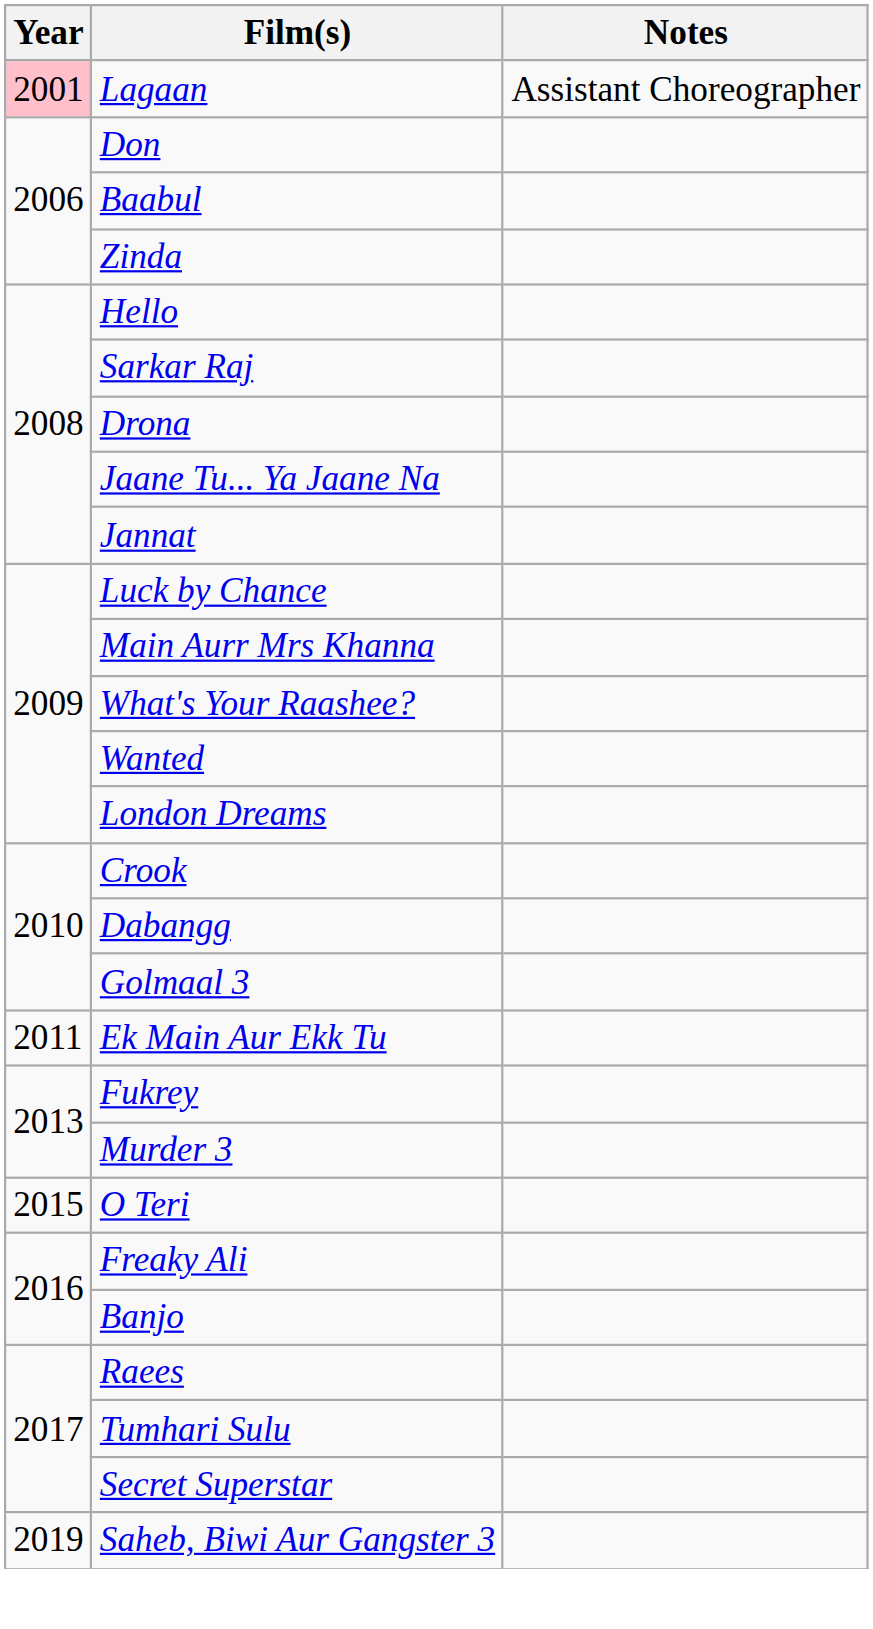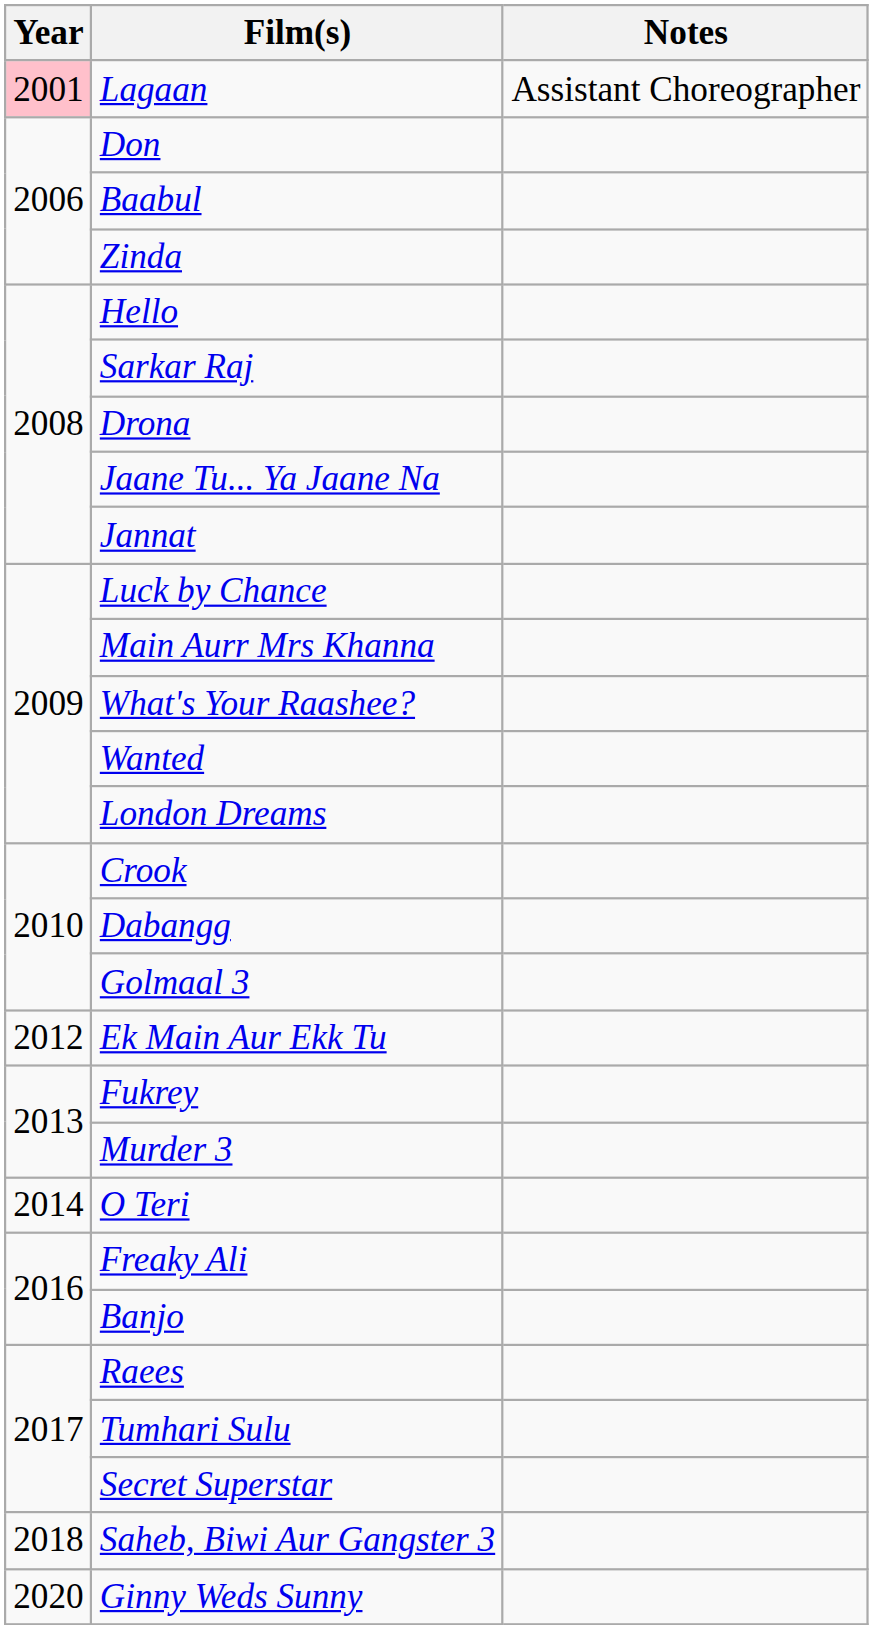(48, 1037) 2011 -> (48, 1037) 2012
(48, 1204) 2015 -> (48, 1204) 2014
(48, 1539) 2019 -> (48, 1539) 2018
+ row: (231, 1595)
